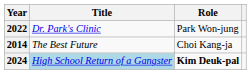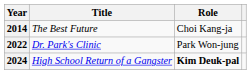rows swapped: (17, 45) <-> (17, 28)
(102, 61) lightblue background -> (102, 61) no background
